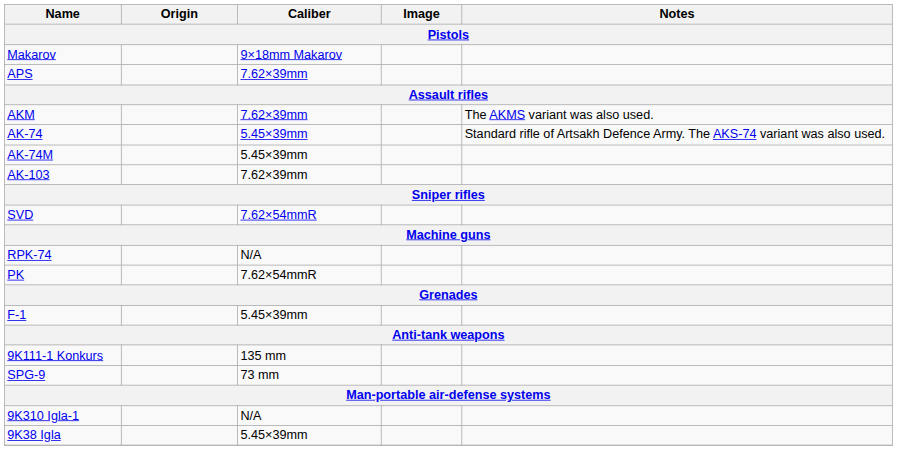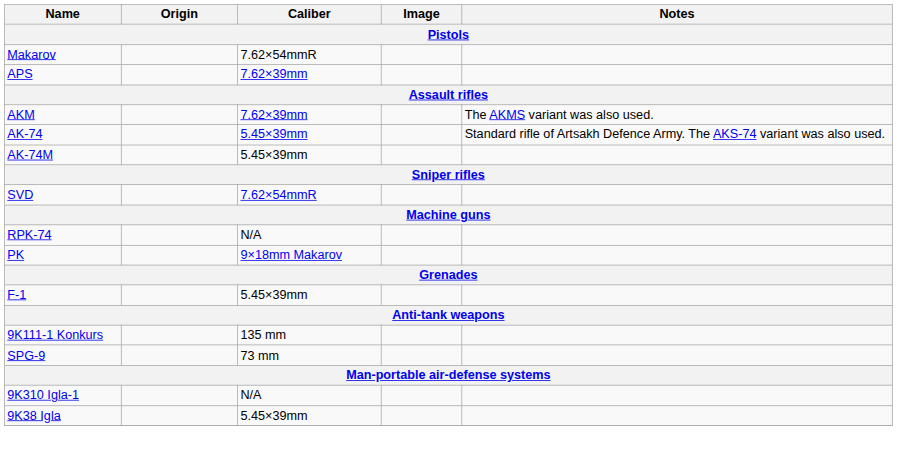(291, 54) 9×18mm Makarov -> (279, 54) 7.62×54mmR
- row: (28, 174)
(279, 275) 7.62×54mmR -> (291, 255) 9×18mm Makarov
